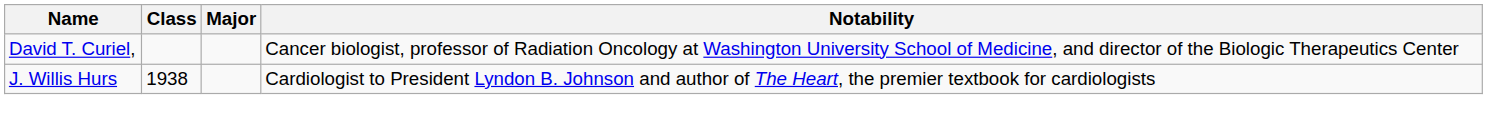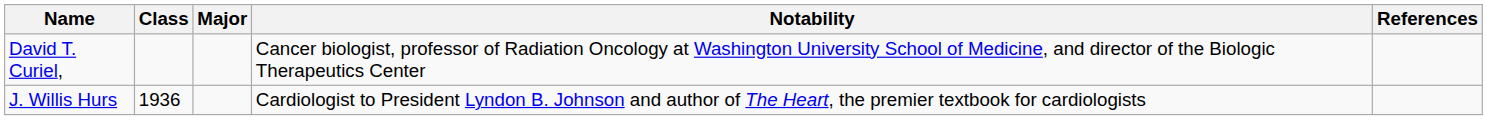+ column: (1427, 19)
(167, 78) 1938 -> (160, 99) 1936
